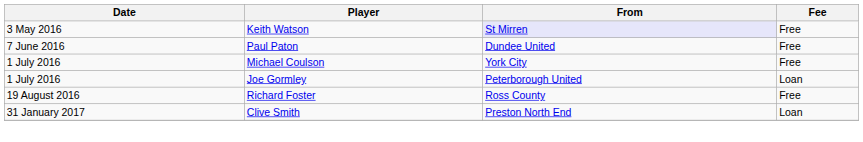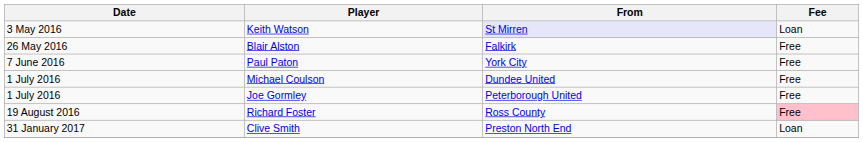(790, 29) Free -> (791, 29) Loan
+ row: (273, 46)
(520, 46) Dundee United -> (506, 63) York City
(506, 63) York City -> (520, 79) Dundee United
(791, 79) Loan -> (790, 96) Free
(790, 96) no background -> (790, 112) pink background
